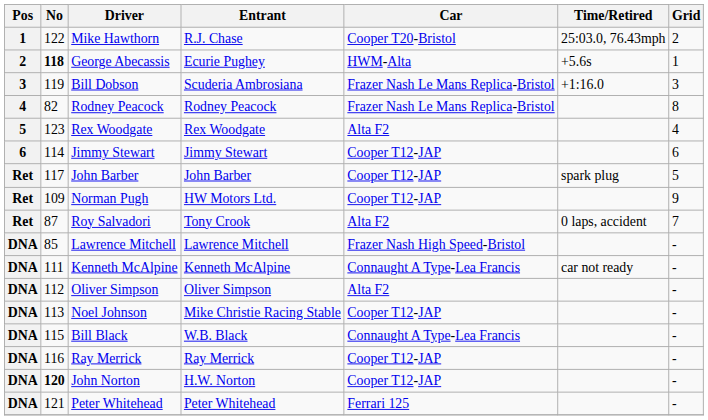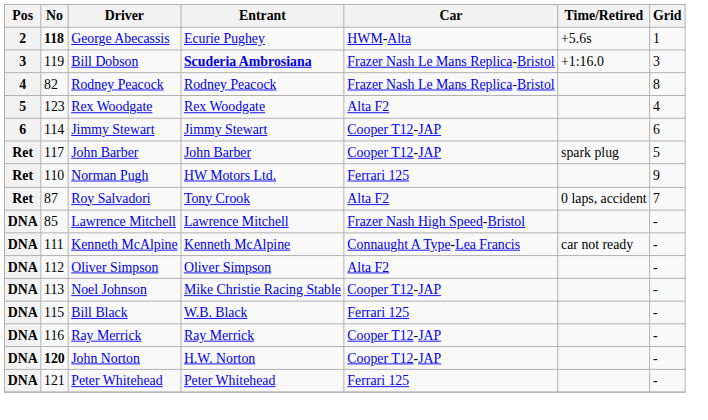- row: (115, 38)
(243, 84) normal -> (248, 61) bold
(54, 198) 109 -> (54, 175) 110
(394, 198) Cooper T12-JAP -> (378, 175) Ferrari 125
(434, 335) Connaught A Type-Lea Francis -> (378, 312) Ferrari 125
